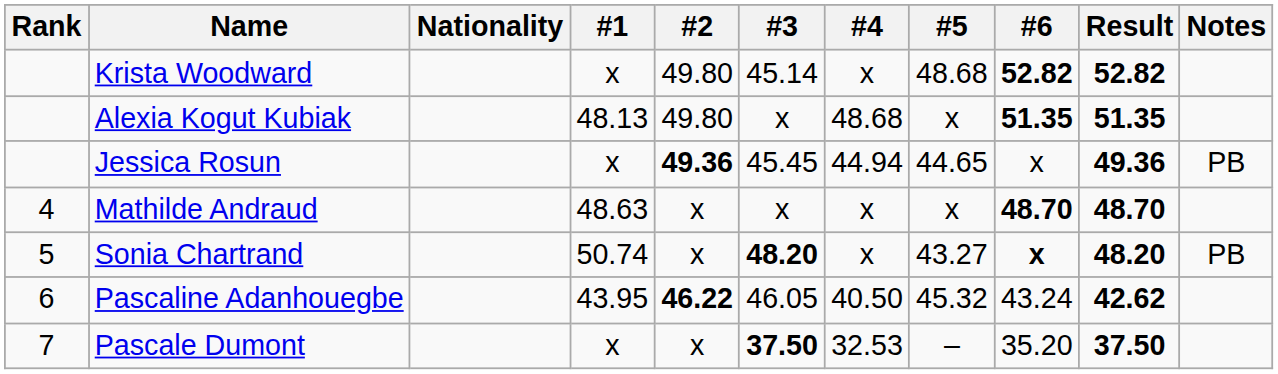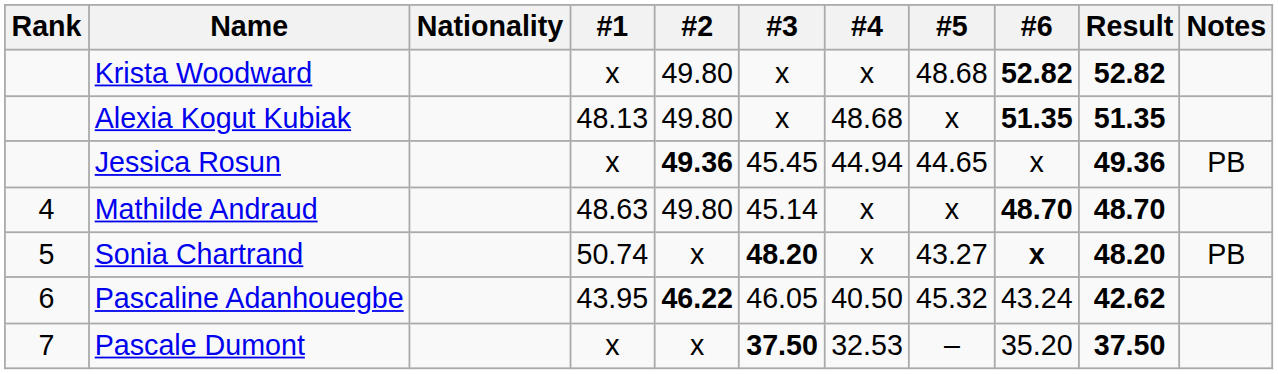(782, 72) 45.14 -> (782, 72) x
(697, 208) x -> (697, 208) 49.80
(782, 208) x -> (782, 208) 45.14
